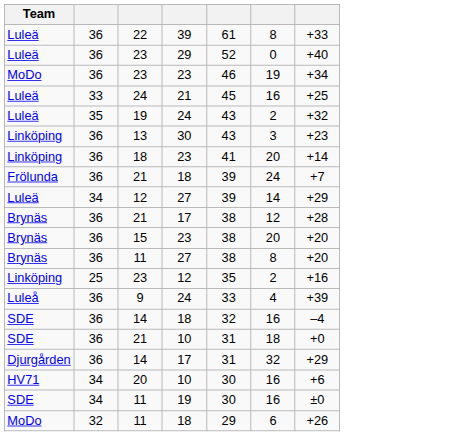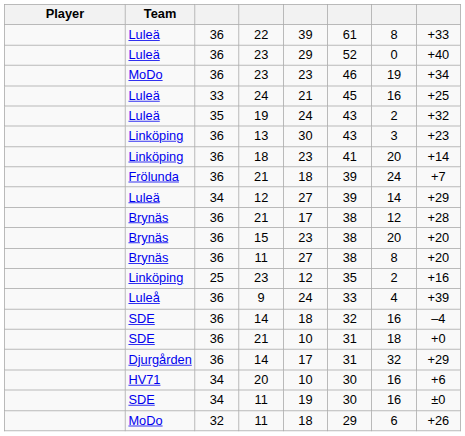+ column: (65, 14)
